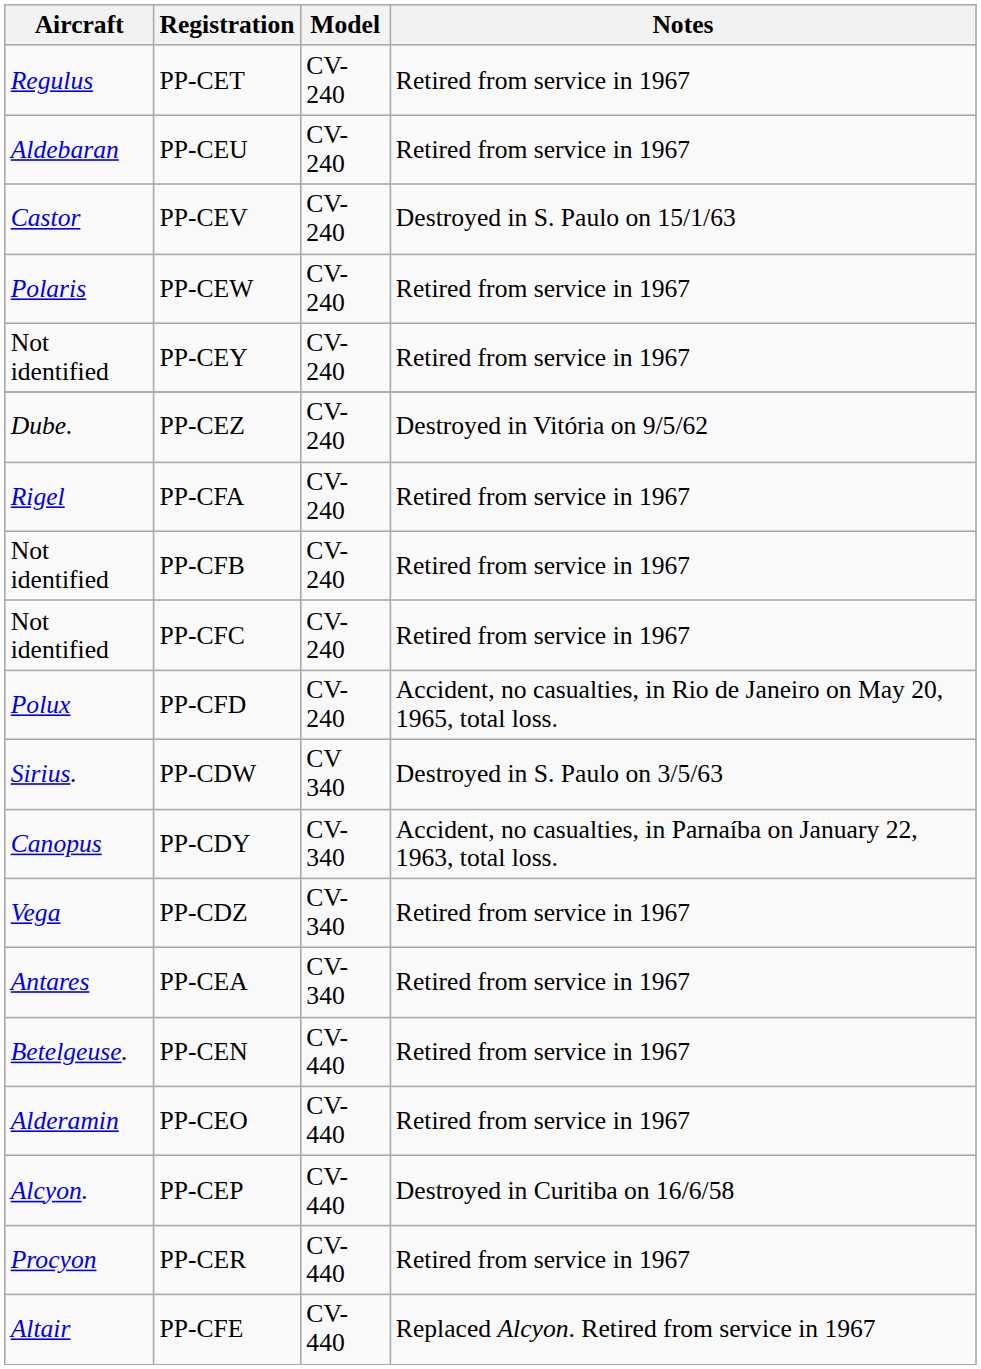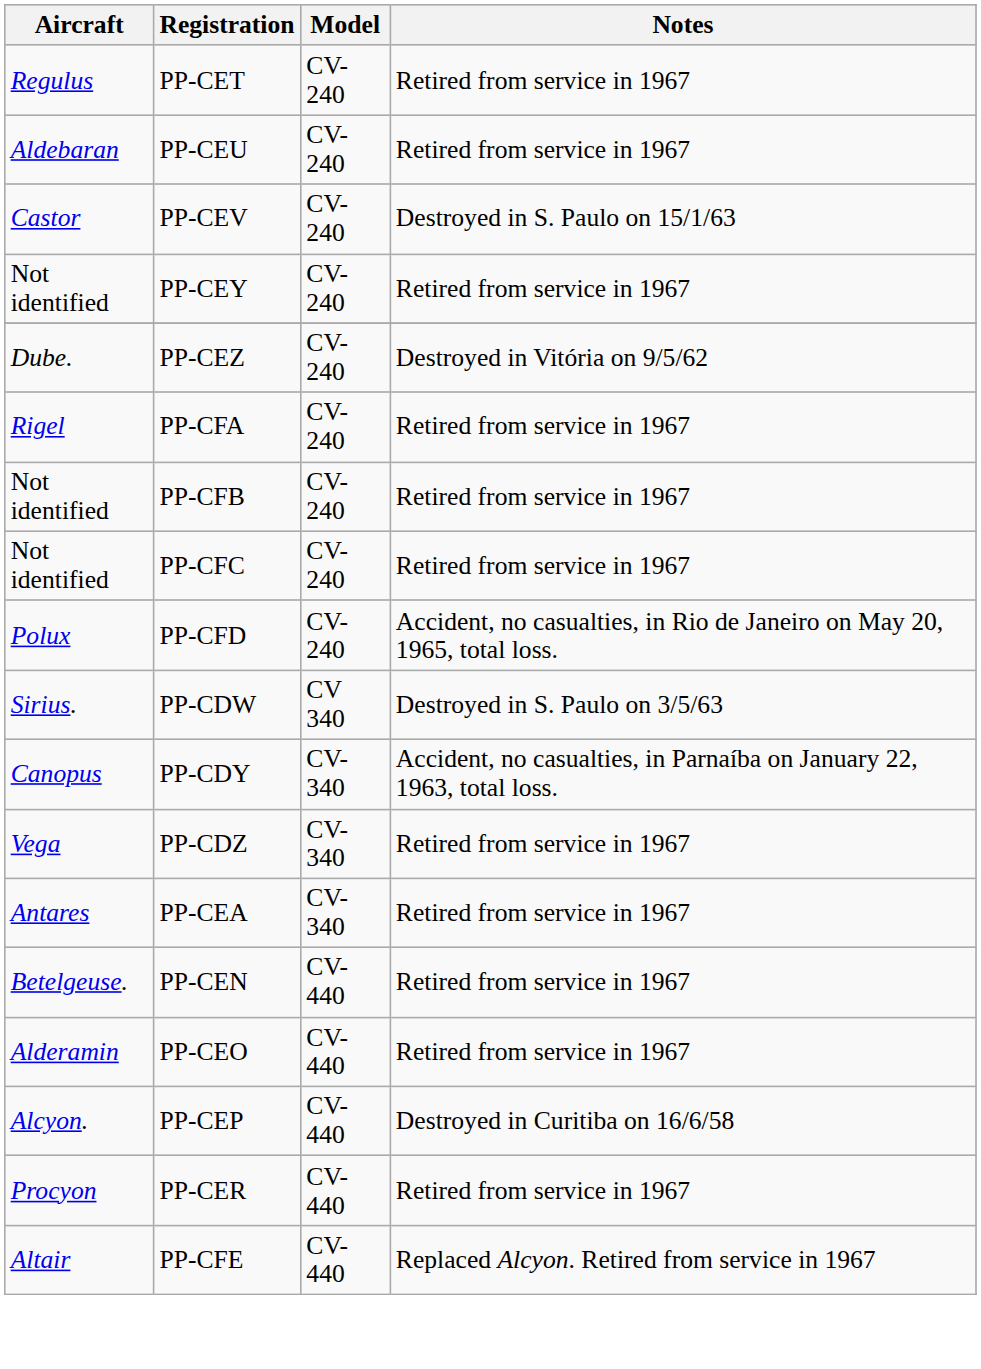- row: (206, 288)
